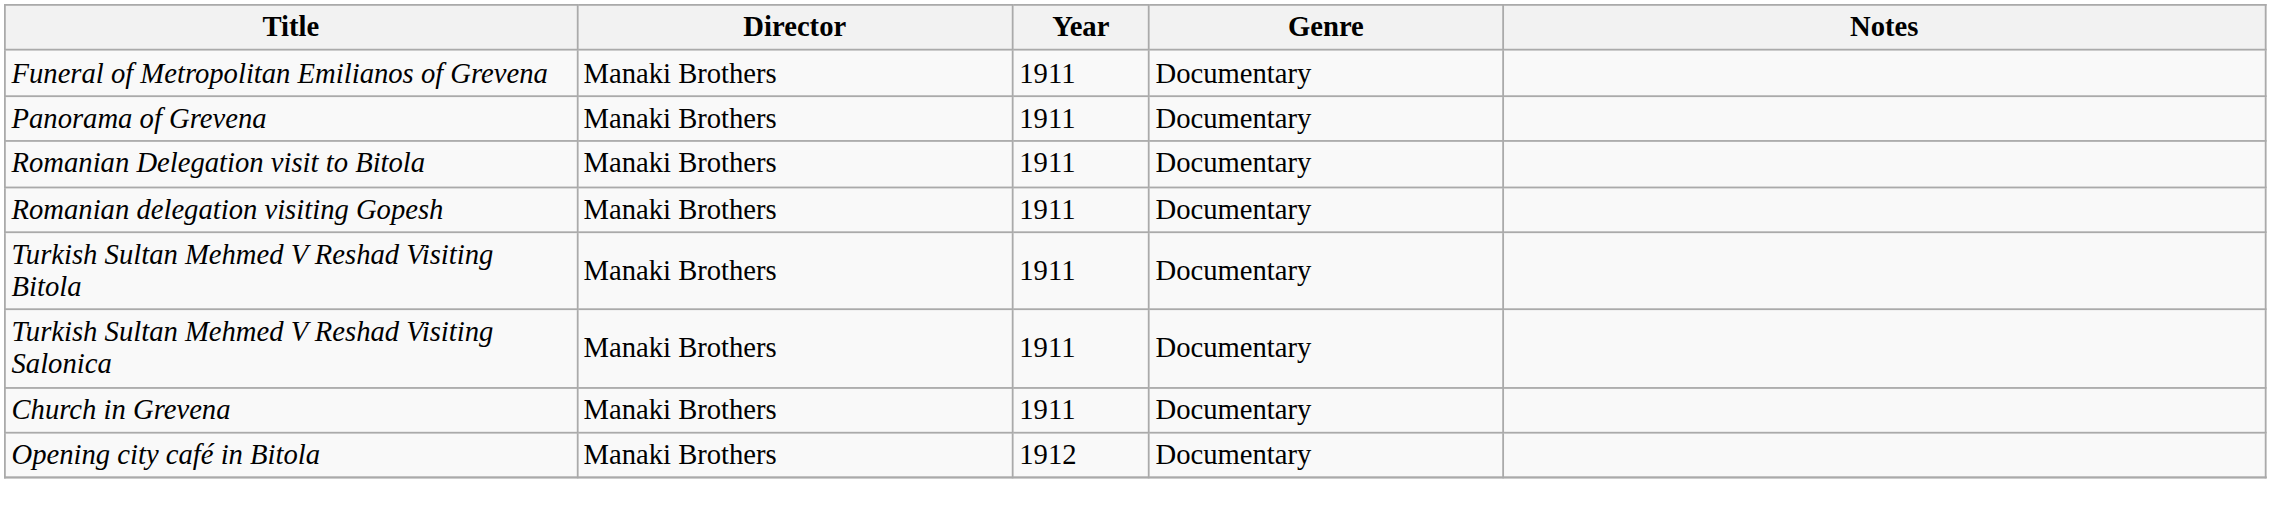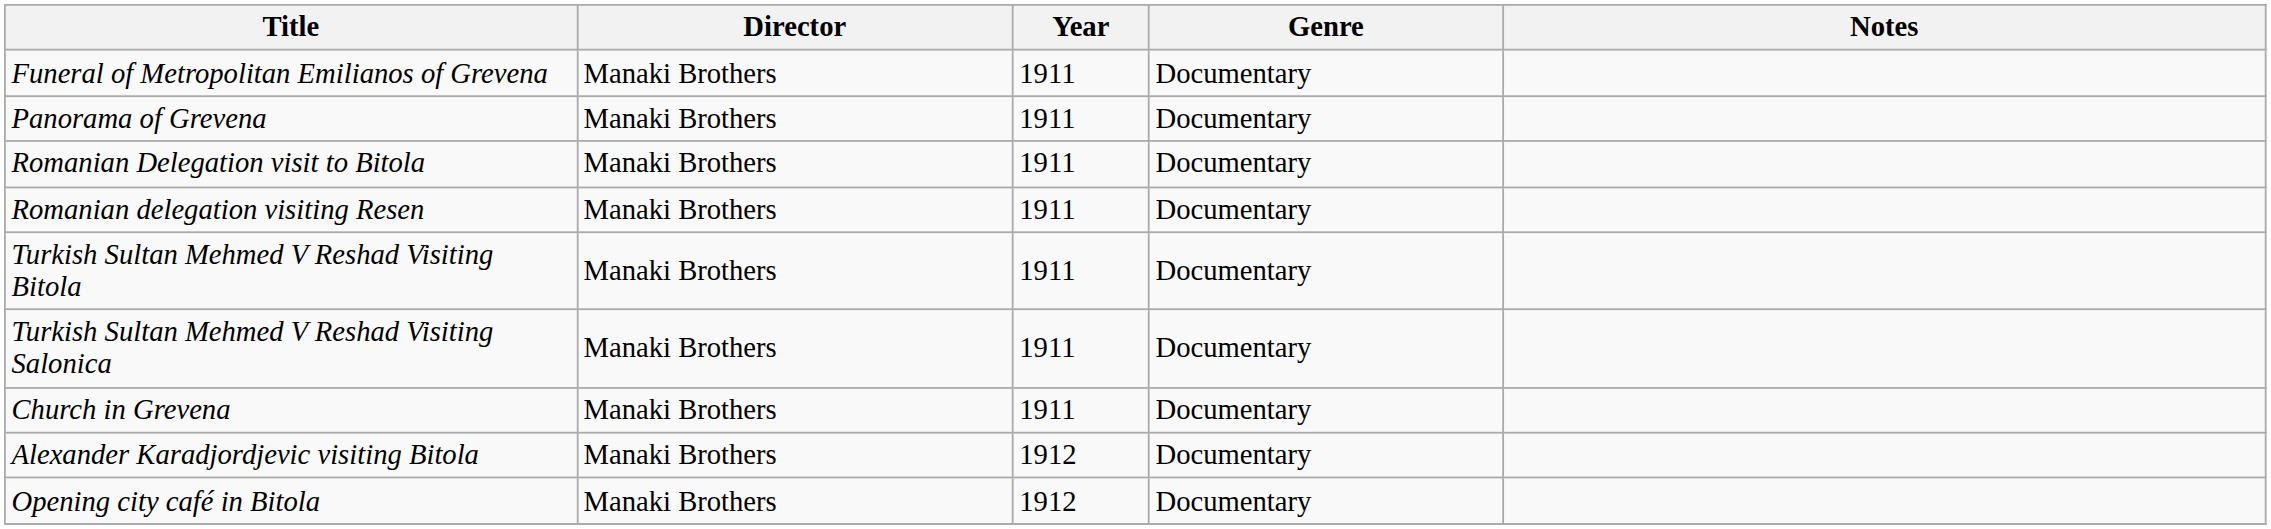- row: (227, 208)
+ row: (218, 208)
+ row: (245, 455)
